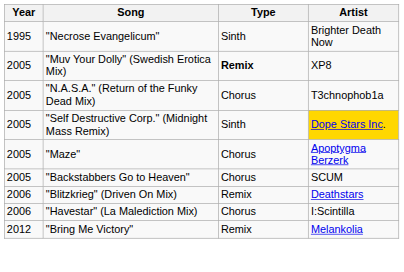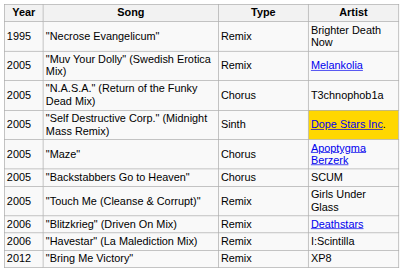(233, 36) Sinth -> (236, 36) Remix
(237, 65) bold -> (236, 65) normal
(321, 65) XP8 -> (337, 65) Melankolia
+ row: (123, 201)
(238, 212) Chorus -> (236, 241) Remix
(337, 229) Melankolia -> (321, 259) XP8
